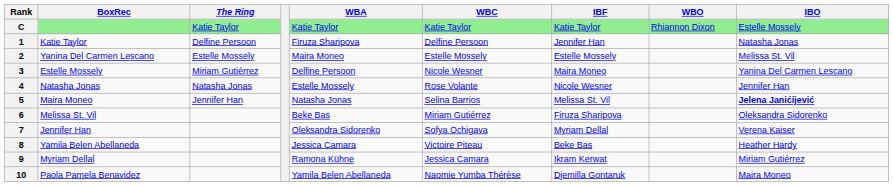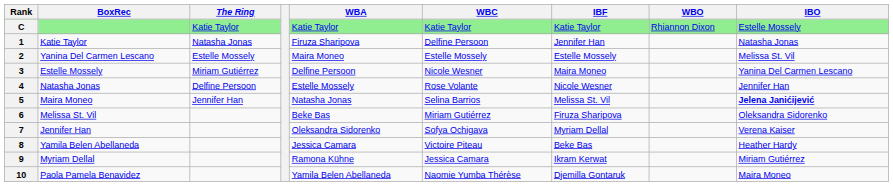(224, 41) Delfine Persoon -> (222, 41) Natasha Jonas
(222, 85) Natasha Jonas -> (224, 85) Delfine Persoon
